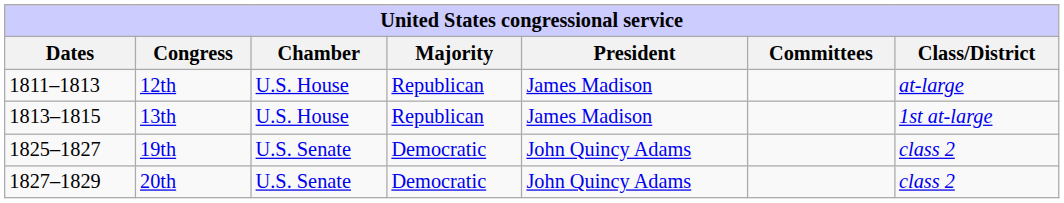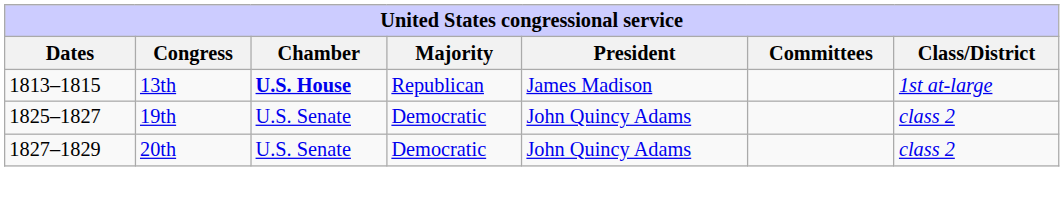- row: (158, 85)
(302, 117) normal -> (303, 85) bold
